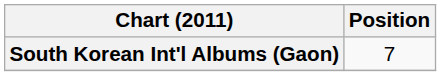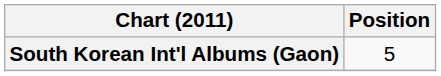(389, 53) 7 -> (389, 53) 5
